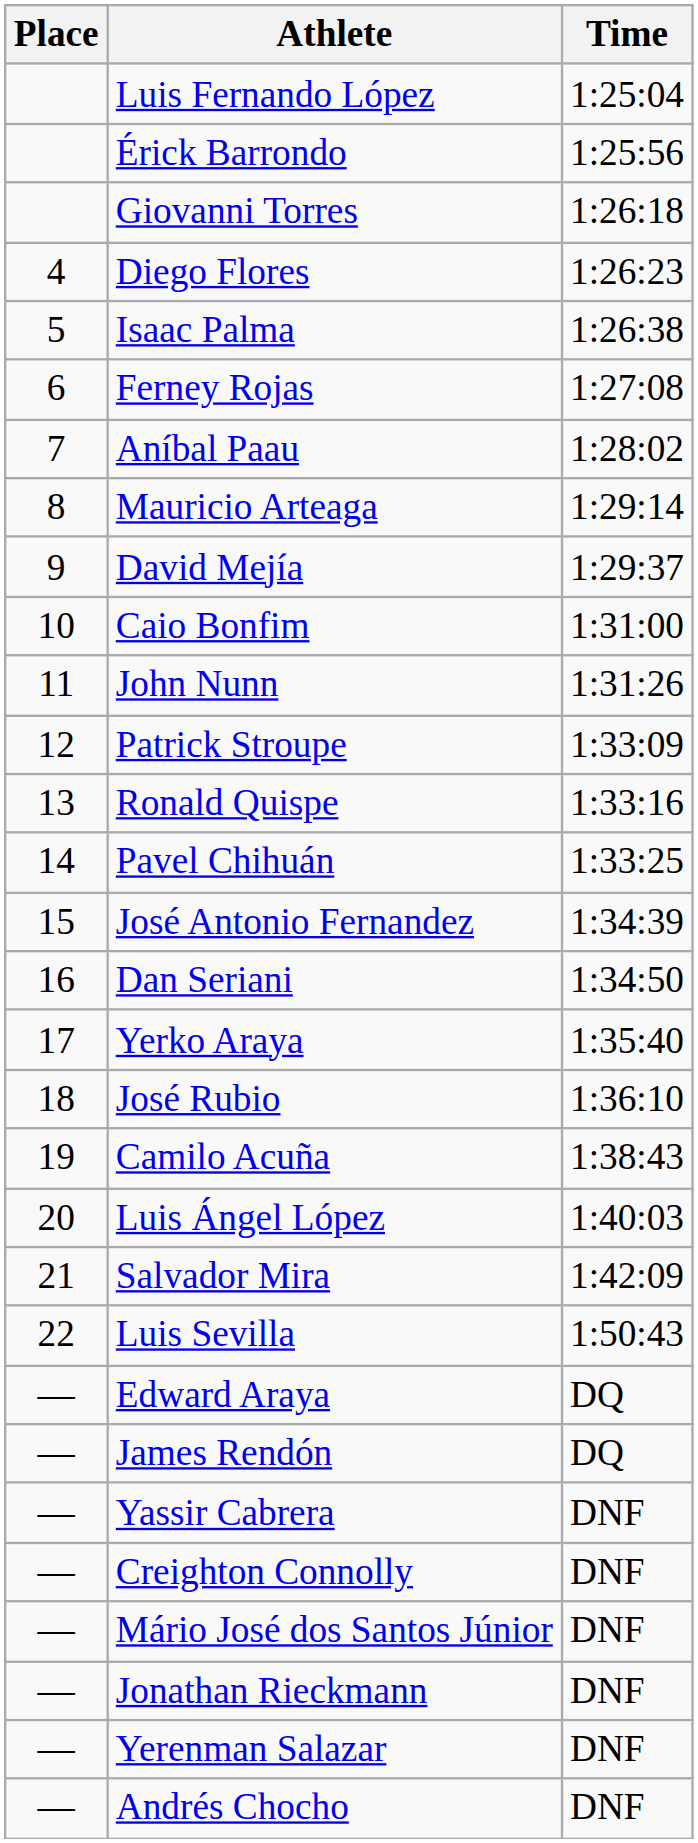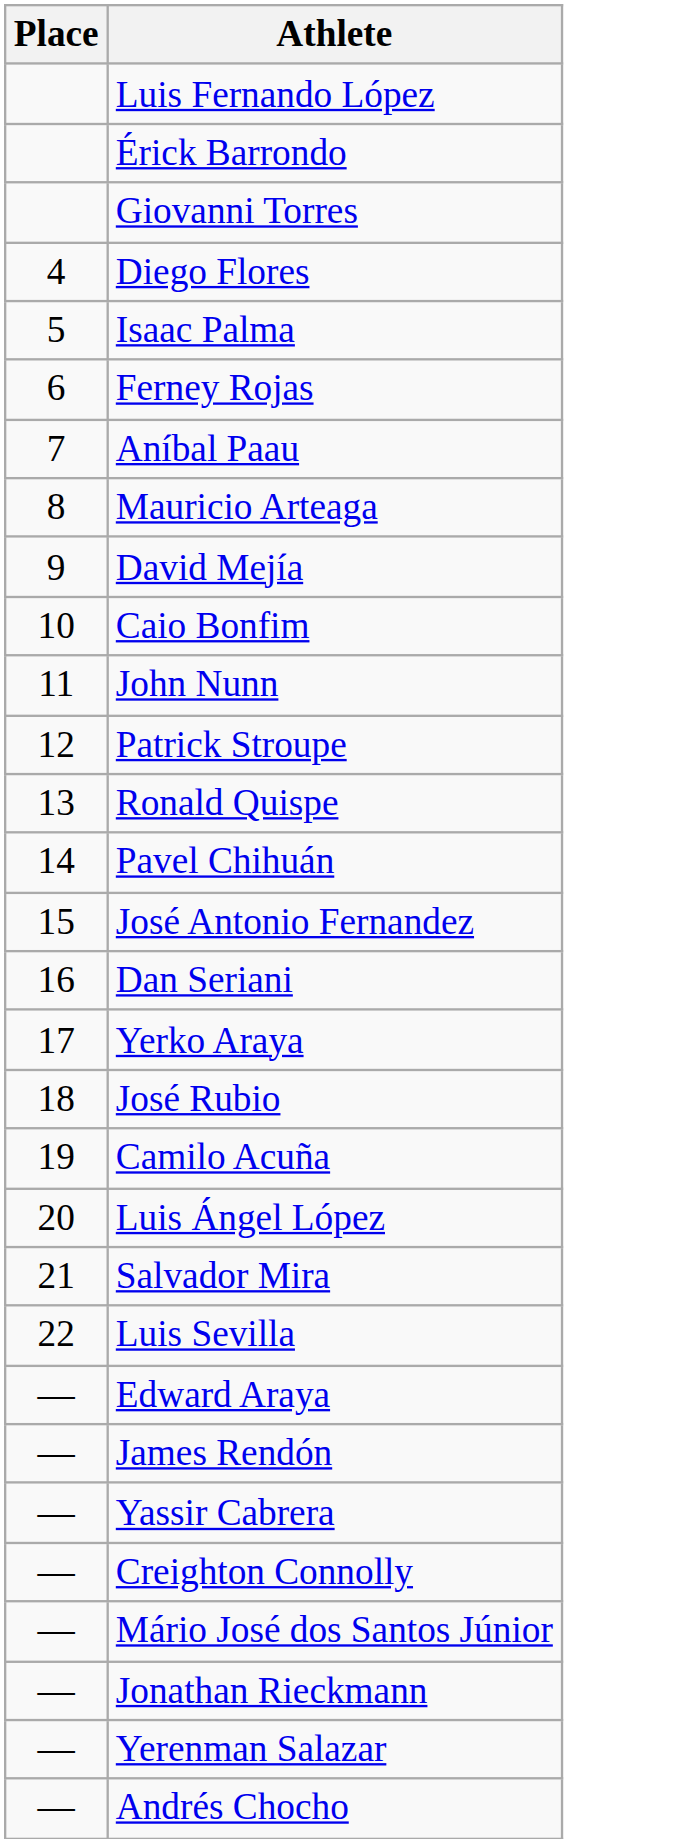- column: (627, 34)
